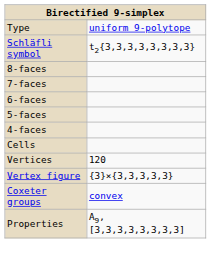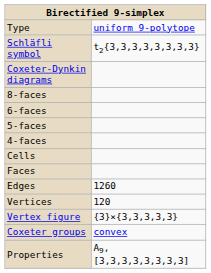+ row: (47, 74)
- row: (27, 84)
+ row: (21, 171)
+ row: (21, 186)
